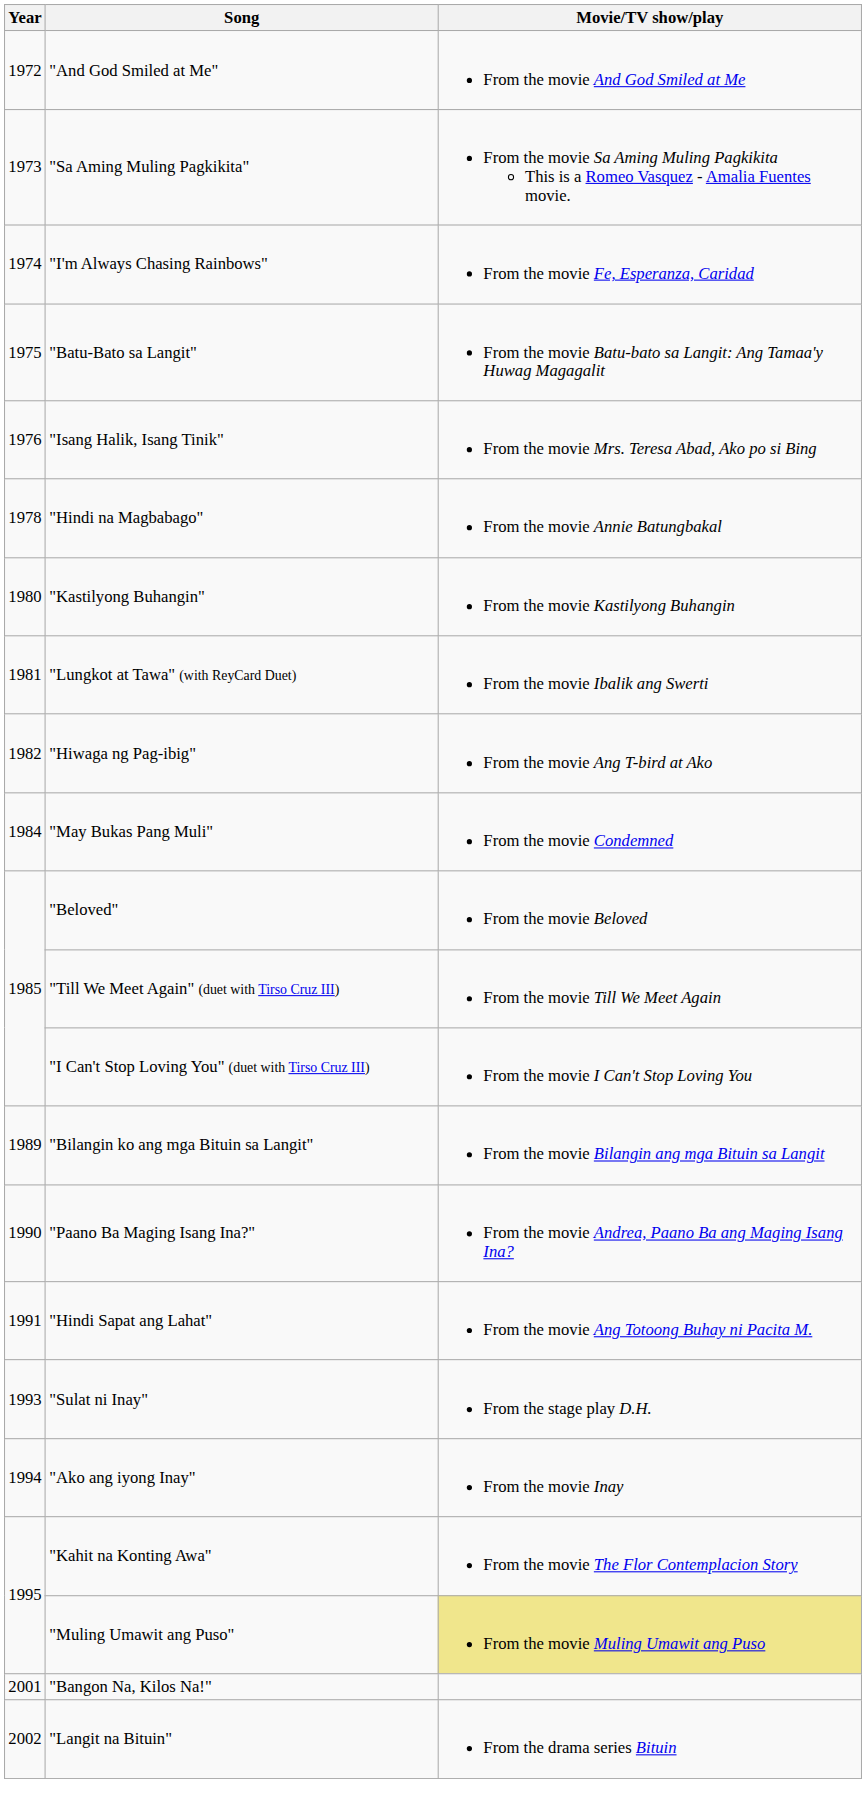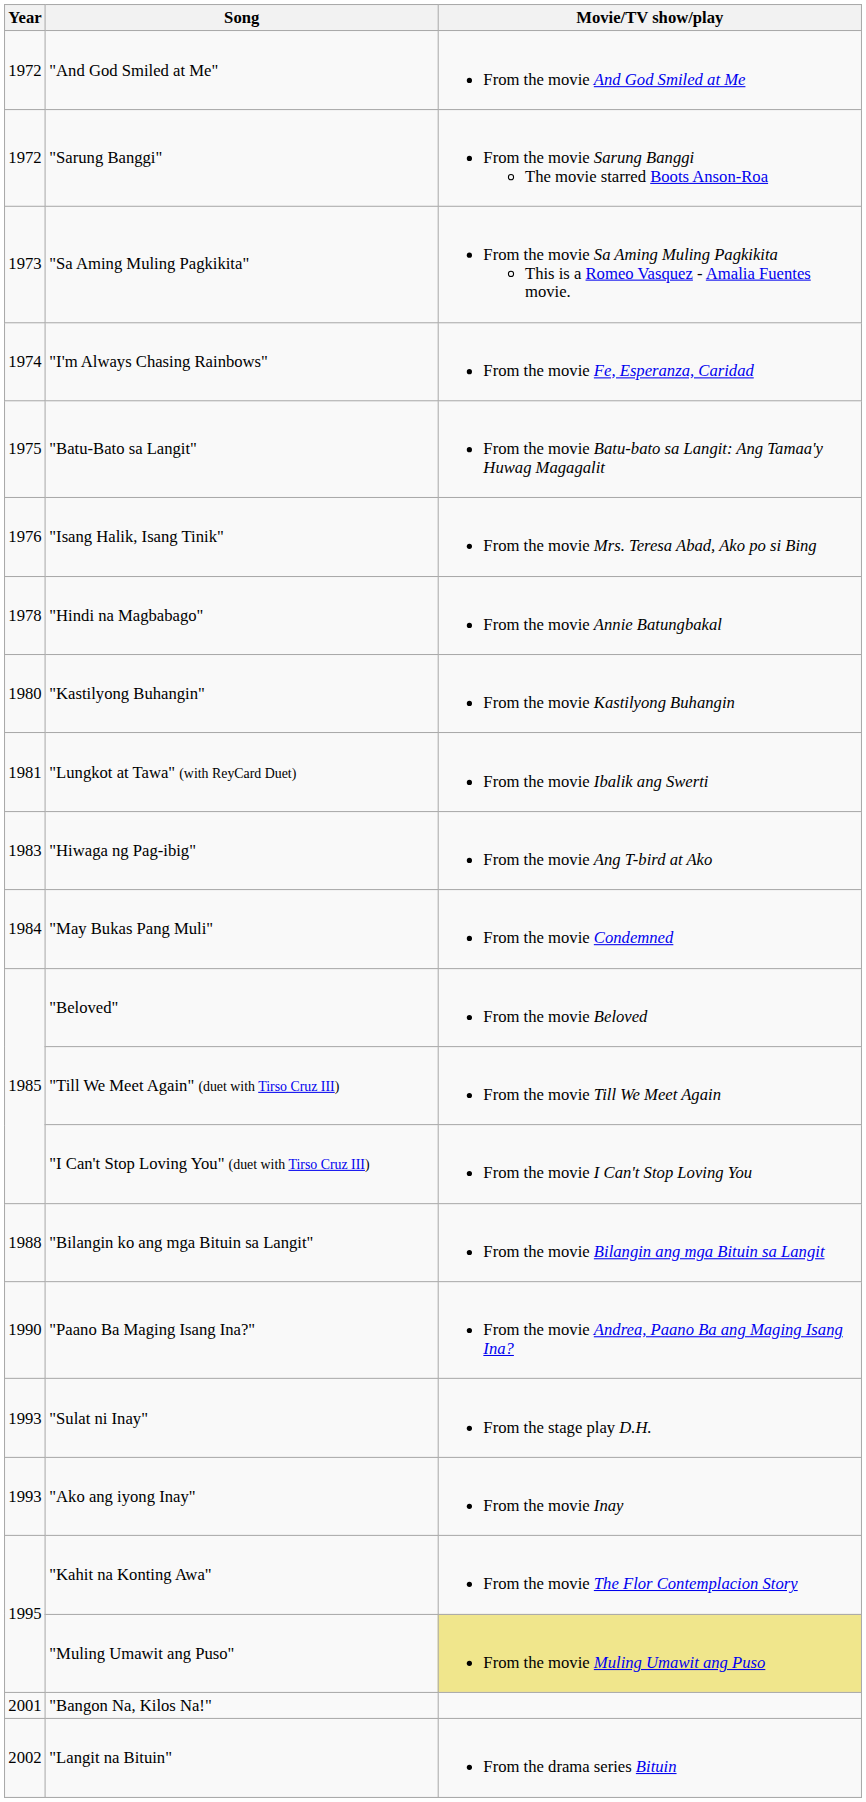+ row: (106, 157)
(25, 753) 1982 -> (25, 850) 1983
(25, 1145) 1989 -> (25, 1242) 1988
- row: (131, 1320)
(25, 1477) 1994 -> (25, 1496) 1993
